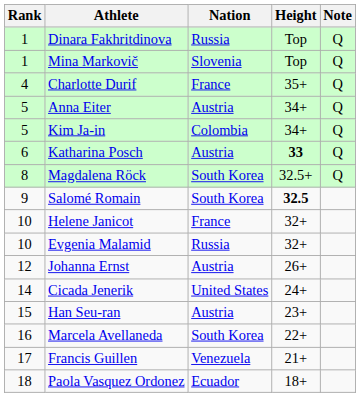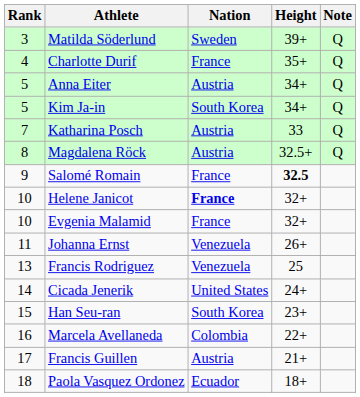- row: (110, 38)
- row: (93, 61)
+ row: (102, 38)
(220, 130) Colombia -> (227, 107) South Korea
(25, 152) 6 -> (25, 130) 7
(296, 152) bold -> (296, 130) normal
(227, 175) South Korea -> (212, 152) Austria
(227, 198) South Korea -> (211, 175) France
(211, 221) normal -> (213, 198) bold
(210, 244) Russia -> (211, 221) France
(25, 267) 12 -> (25, 244) 11
(212, 267) Austria -> (221, 244) Venezuela
+ row: (101, 267)
(212, 312) Austria -> (227, 312) South Korea
(227, 335) South Korea -> (220, 335) Colombia
(221, 358) Venezuela -> (212, 358) Austria
